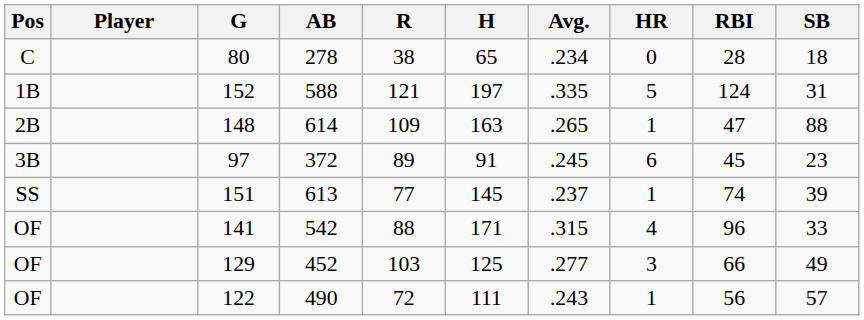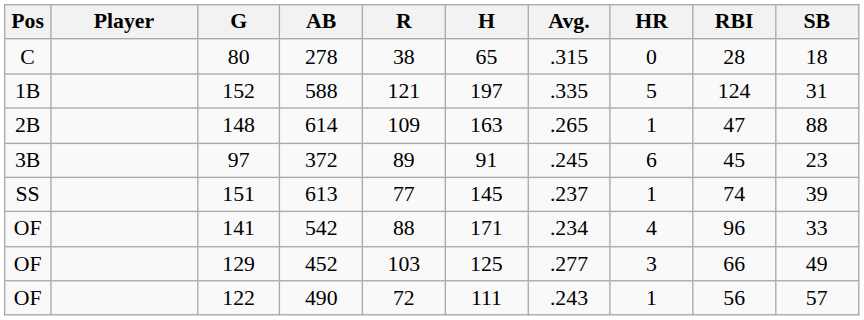(569, 56) .234 -> (569, 56) .315
(569, 228) .315 -> (569, 228) .234
